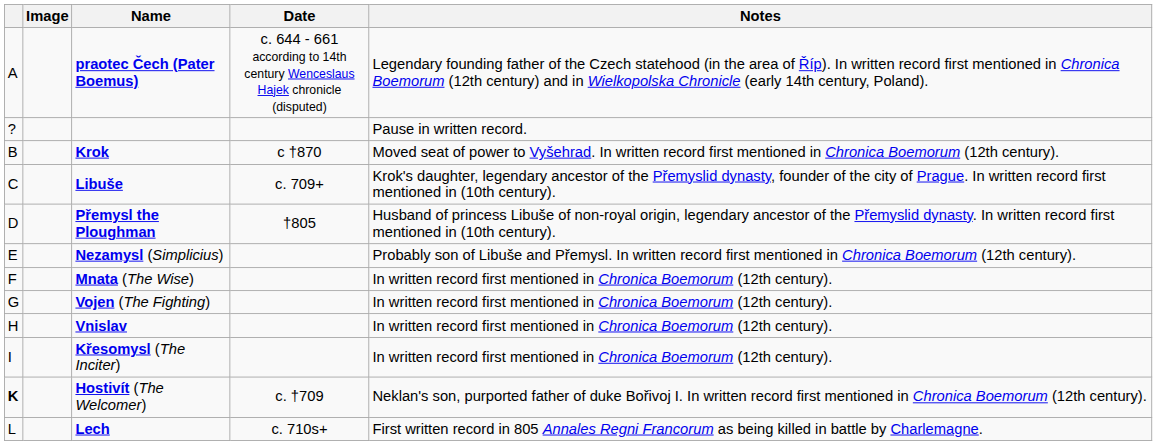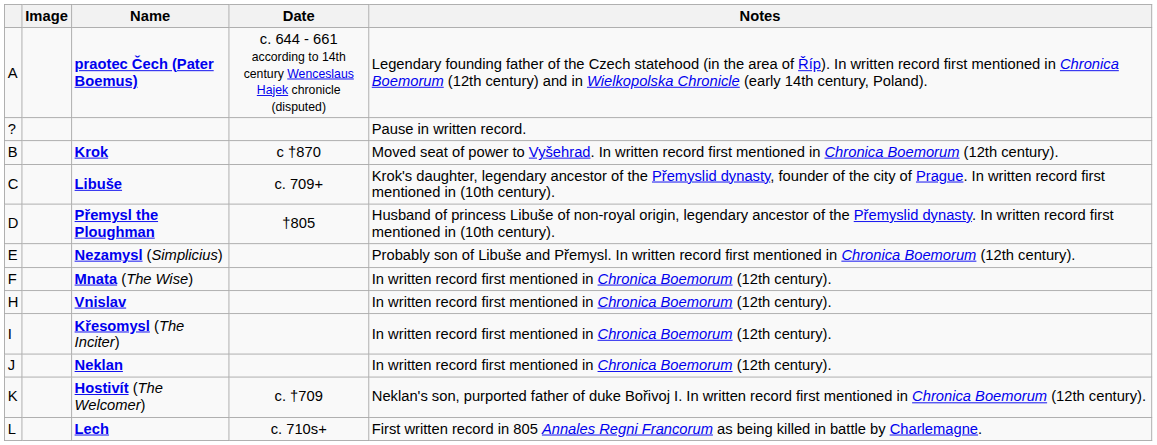- row: (143, 302)
+ row: (99, 365)
(13, 397) bold -> (13, 397) normal
